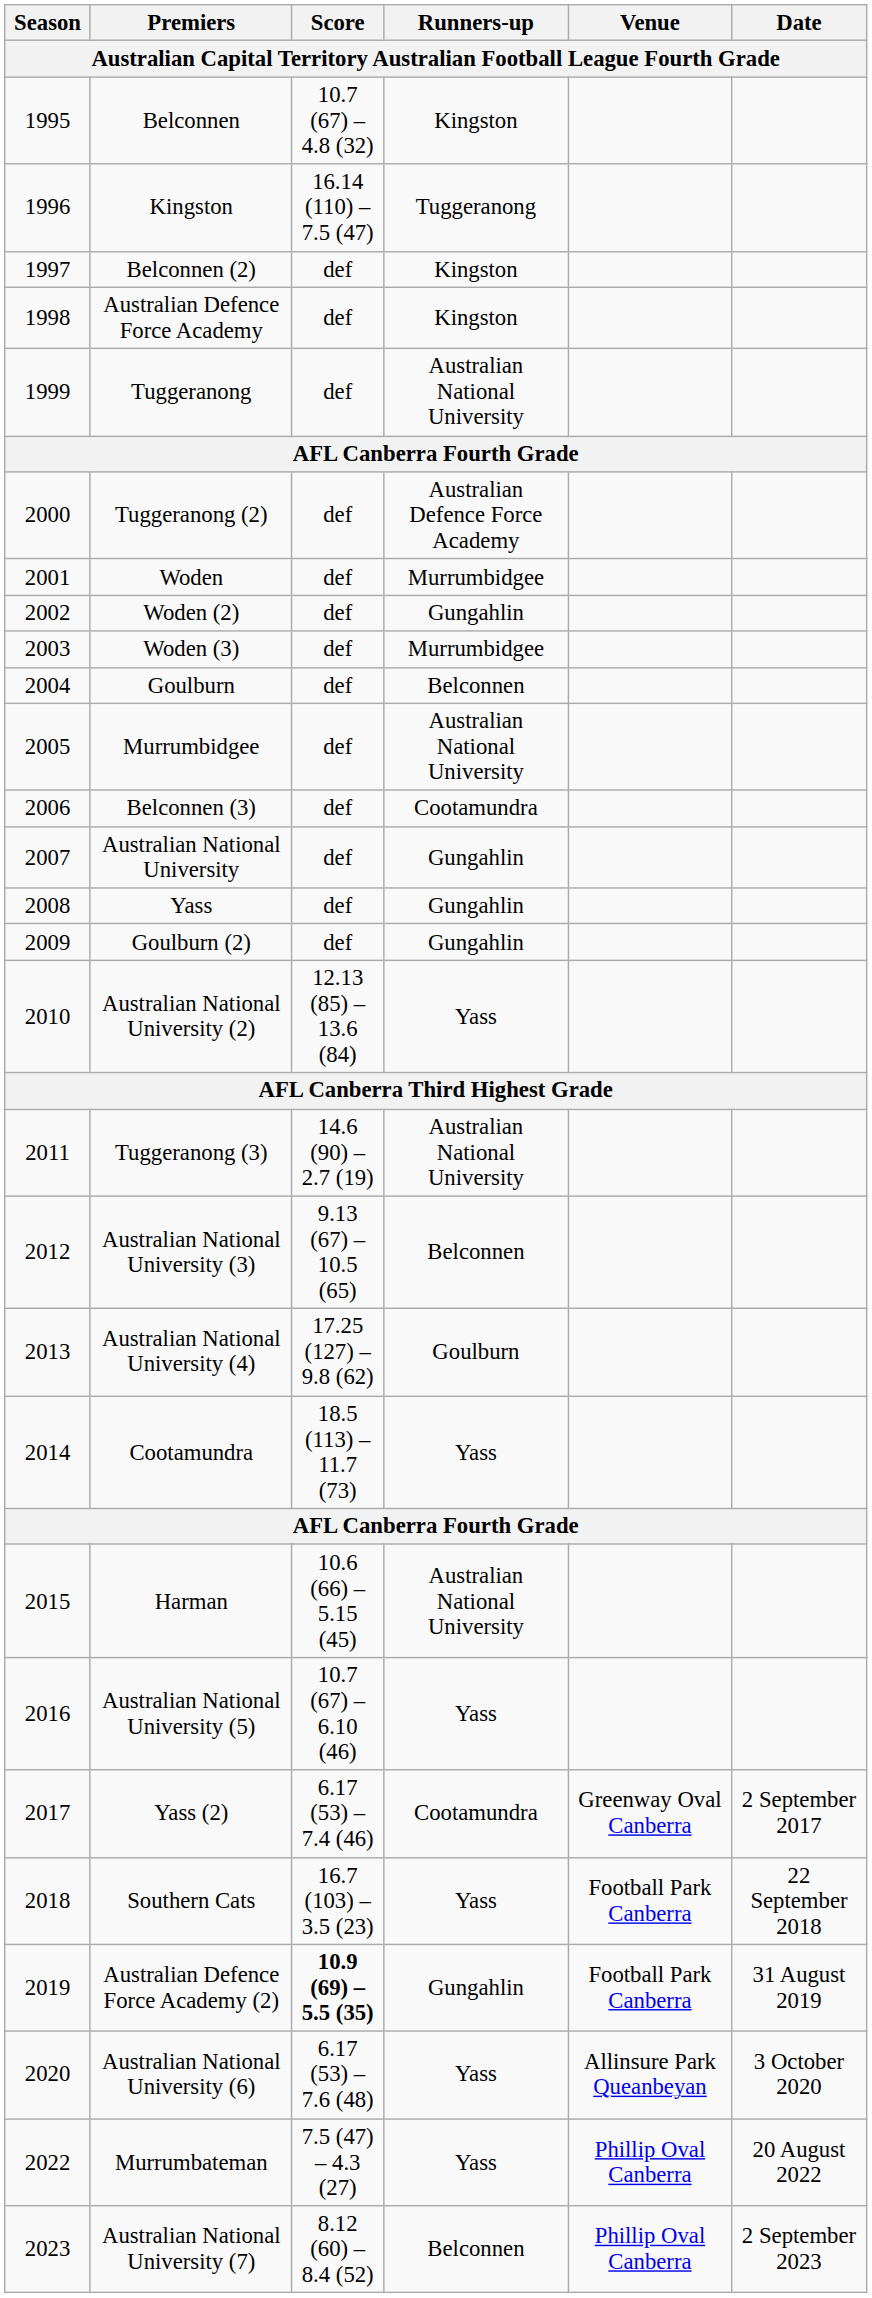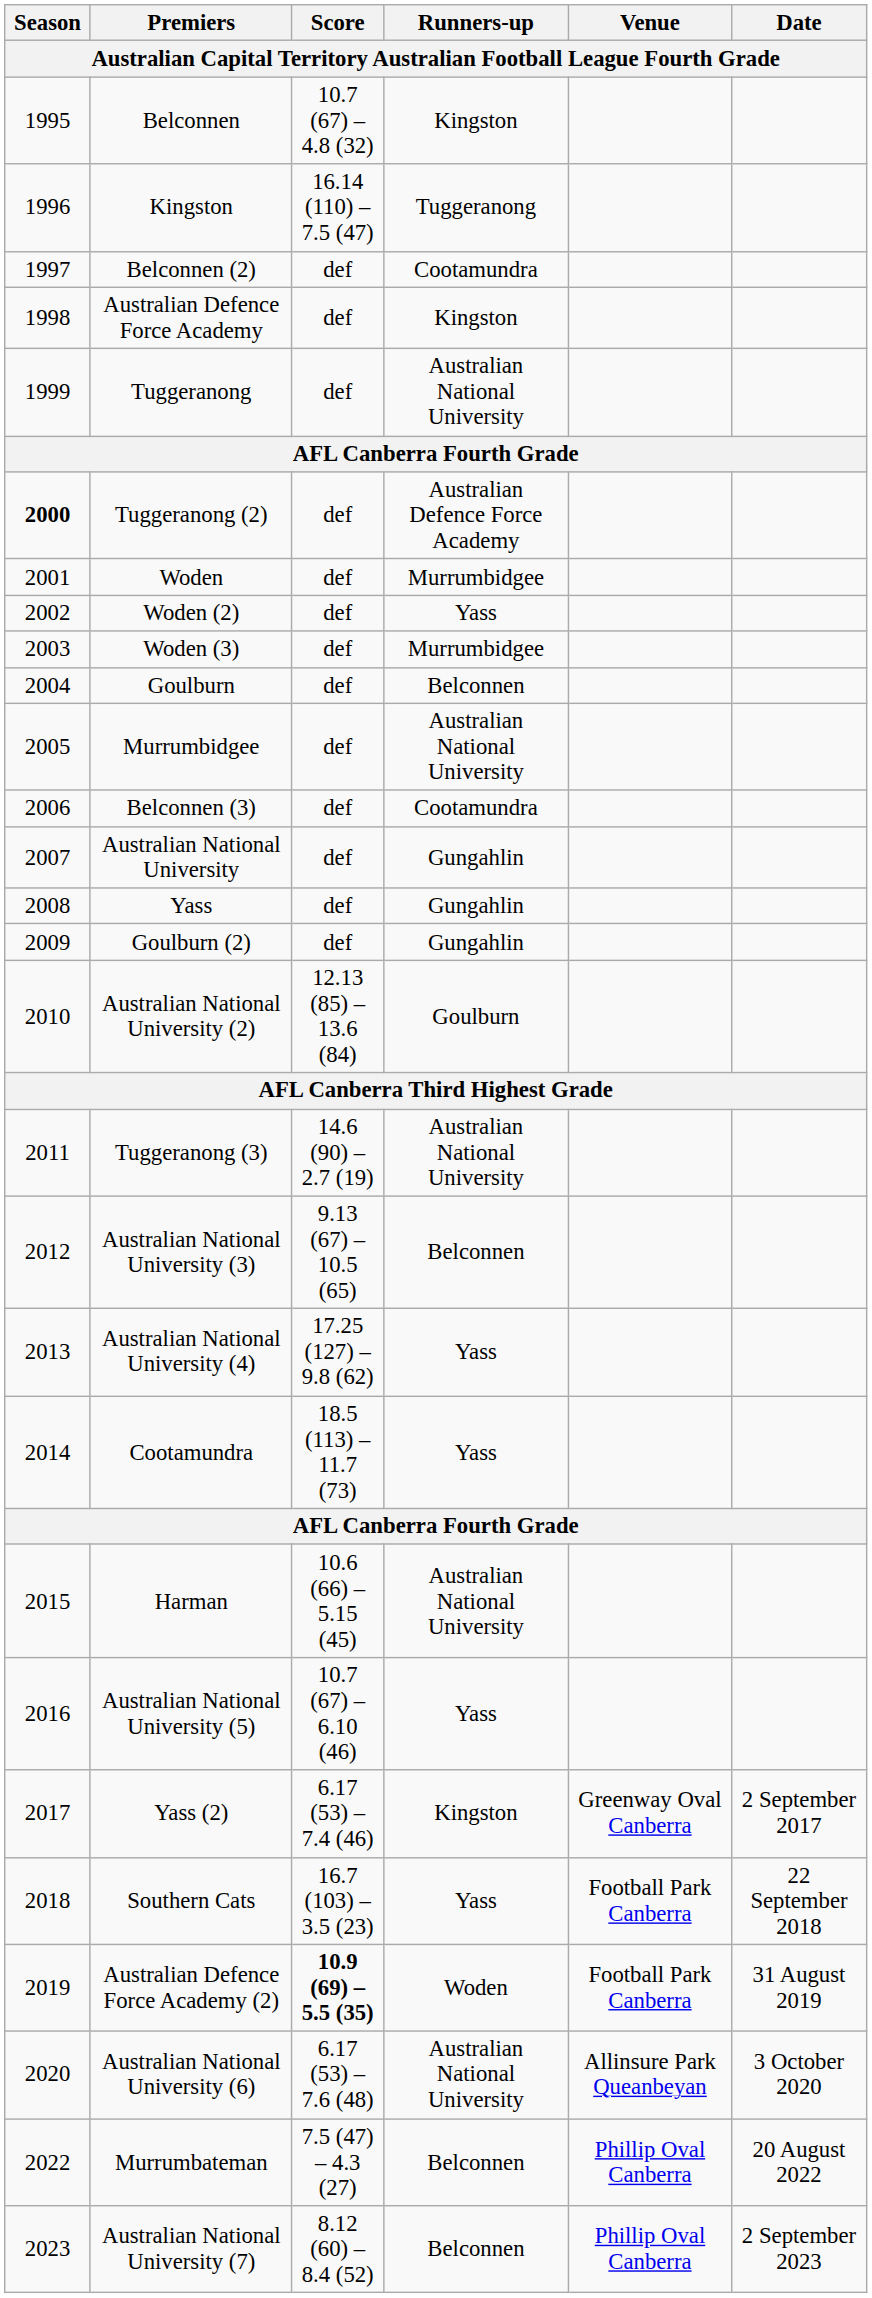(476, 268) Kingston -> (476, 268) Cootamundra
(48, 515) normal -> (48, 515) bold
(476, 612) Gungahlin -> (476, 612) Yass
(476, 1016) Yass -> (476, 1016) Goulburn
(476, 1351) Goulburn -> (476, 1351) Yass
(476, 1813) Cootamundra -> (476, 1813) Kingston
(476, 1987) Gungahlin -> (476, 1987) Woden
(476, 2074) Yass -> (476, 2074) Australian National University
(476, 2161) Yass -> (476, 2161) Belconnen
